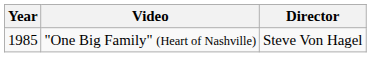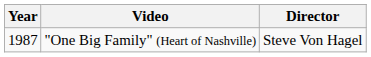(23, 39) 1985 -> (23, 39) 1987
